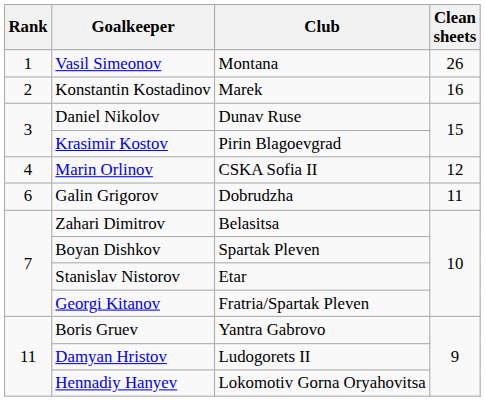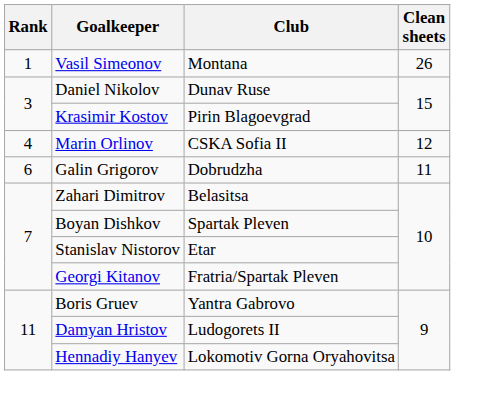- row: (133, 90)
